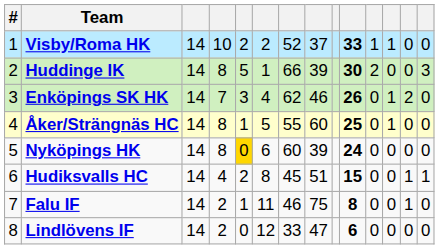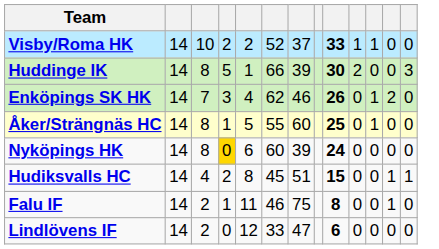- column: (13, 17)
